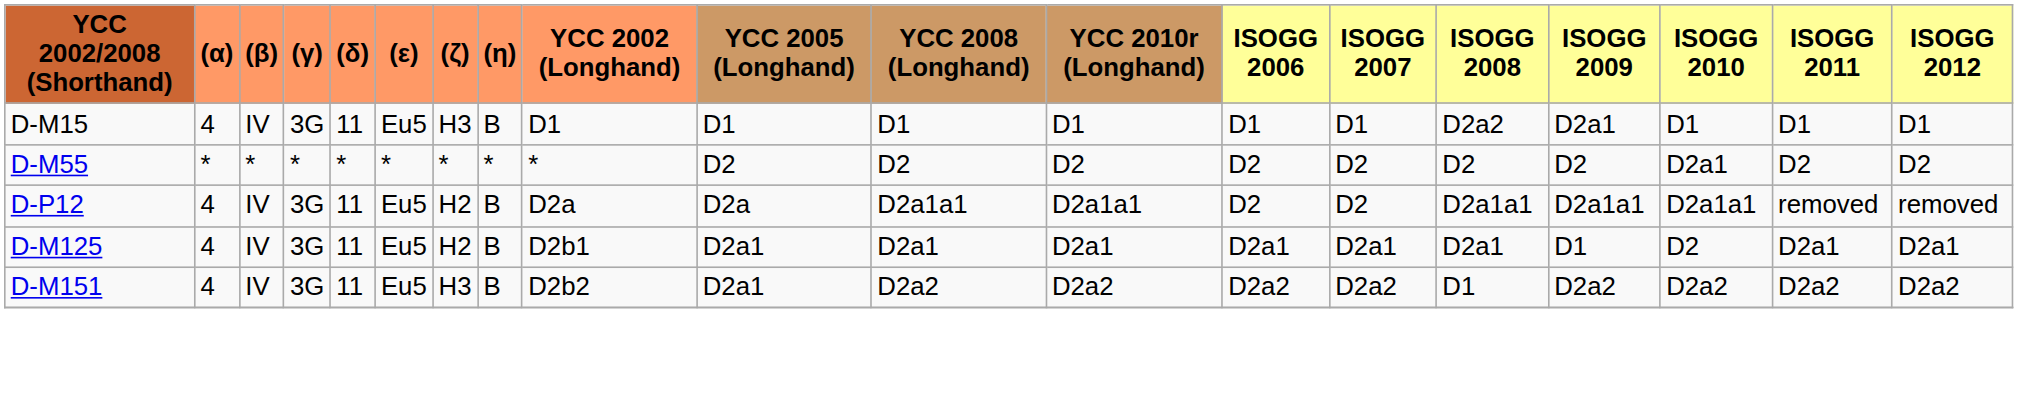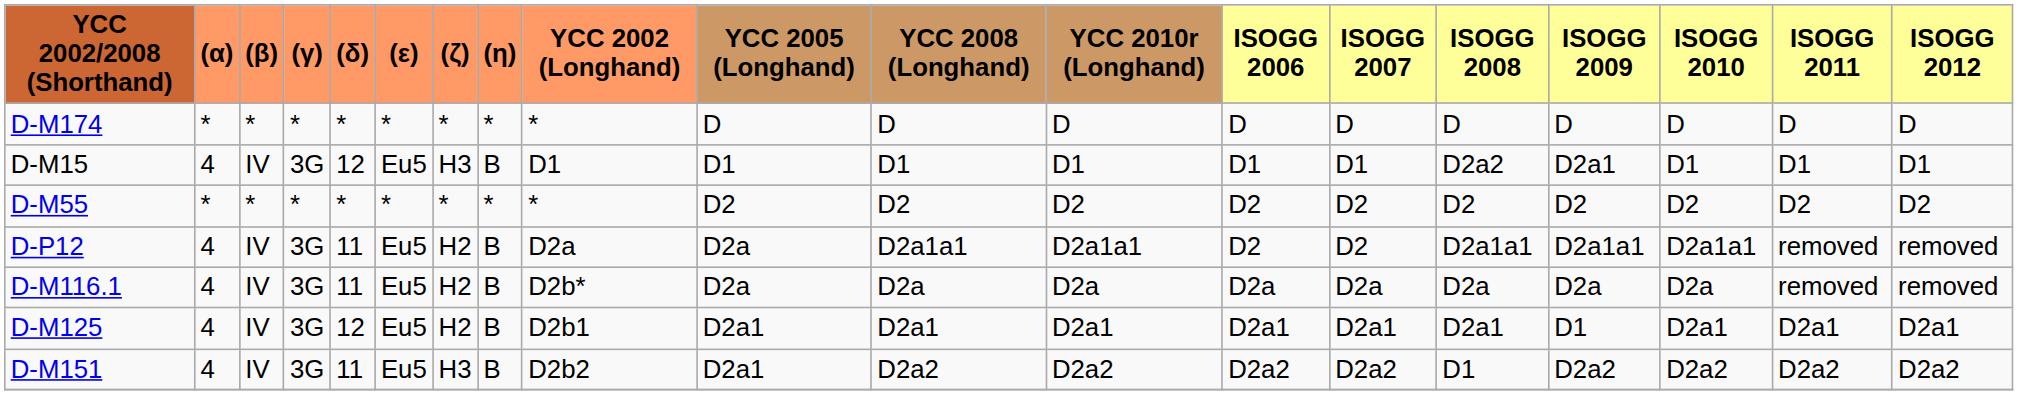+ row: (57, 123)
(350, 123) 11 -> (351, 164) 12
(1697, 164) D2a1 -> (1683, 205) D2
+ row: (66, 287)
(350, 246) 11 -> (351, 328) 12
(1683, 246) D2 -> (1697, 328) D2a1
